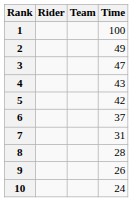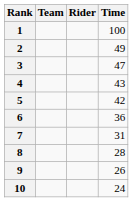columns swapped: (51, 13) <-> (83, 13)
(120, 118) 37 -> (120, 118) 36
